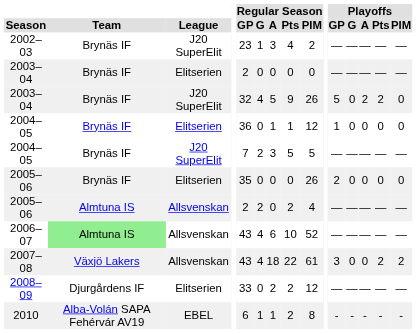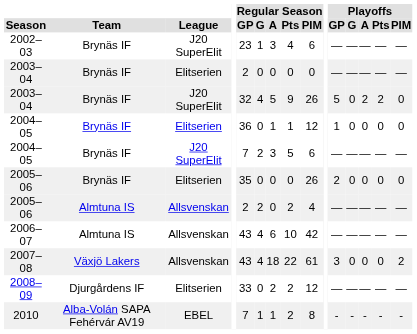(312, 46) 2 -> (312, 46) 6
(312, 153) 5 -> (312, 153) 6
(107, 234) lightgreen background -> (107, 234) no background
(312, 234) 52 -> (312, 234) 42
(381, 261) 2 -> (381, 261) 0
(245, 315) 6 -> (245, 315) 7
